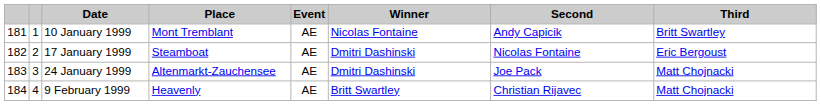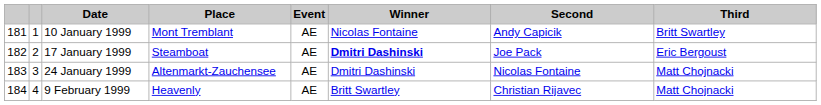(373, 52) normal -> (377, 52) bold
(537, 52) Nicolas Fontaine -> (517, 52) Joe Pack
(517, 71) Joe Pack -> (537, 71) Nicolas Fontaine
